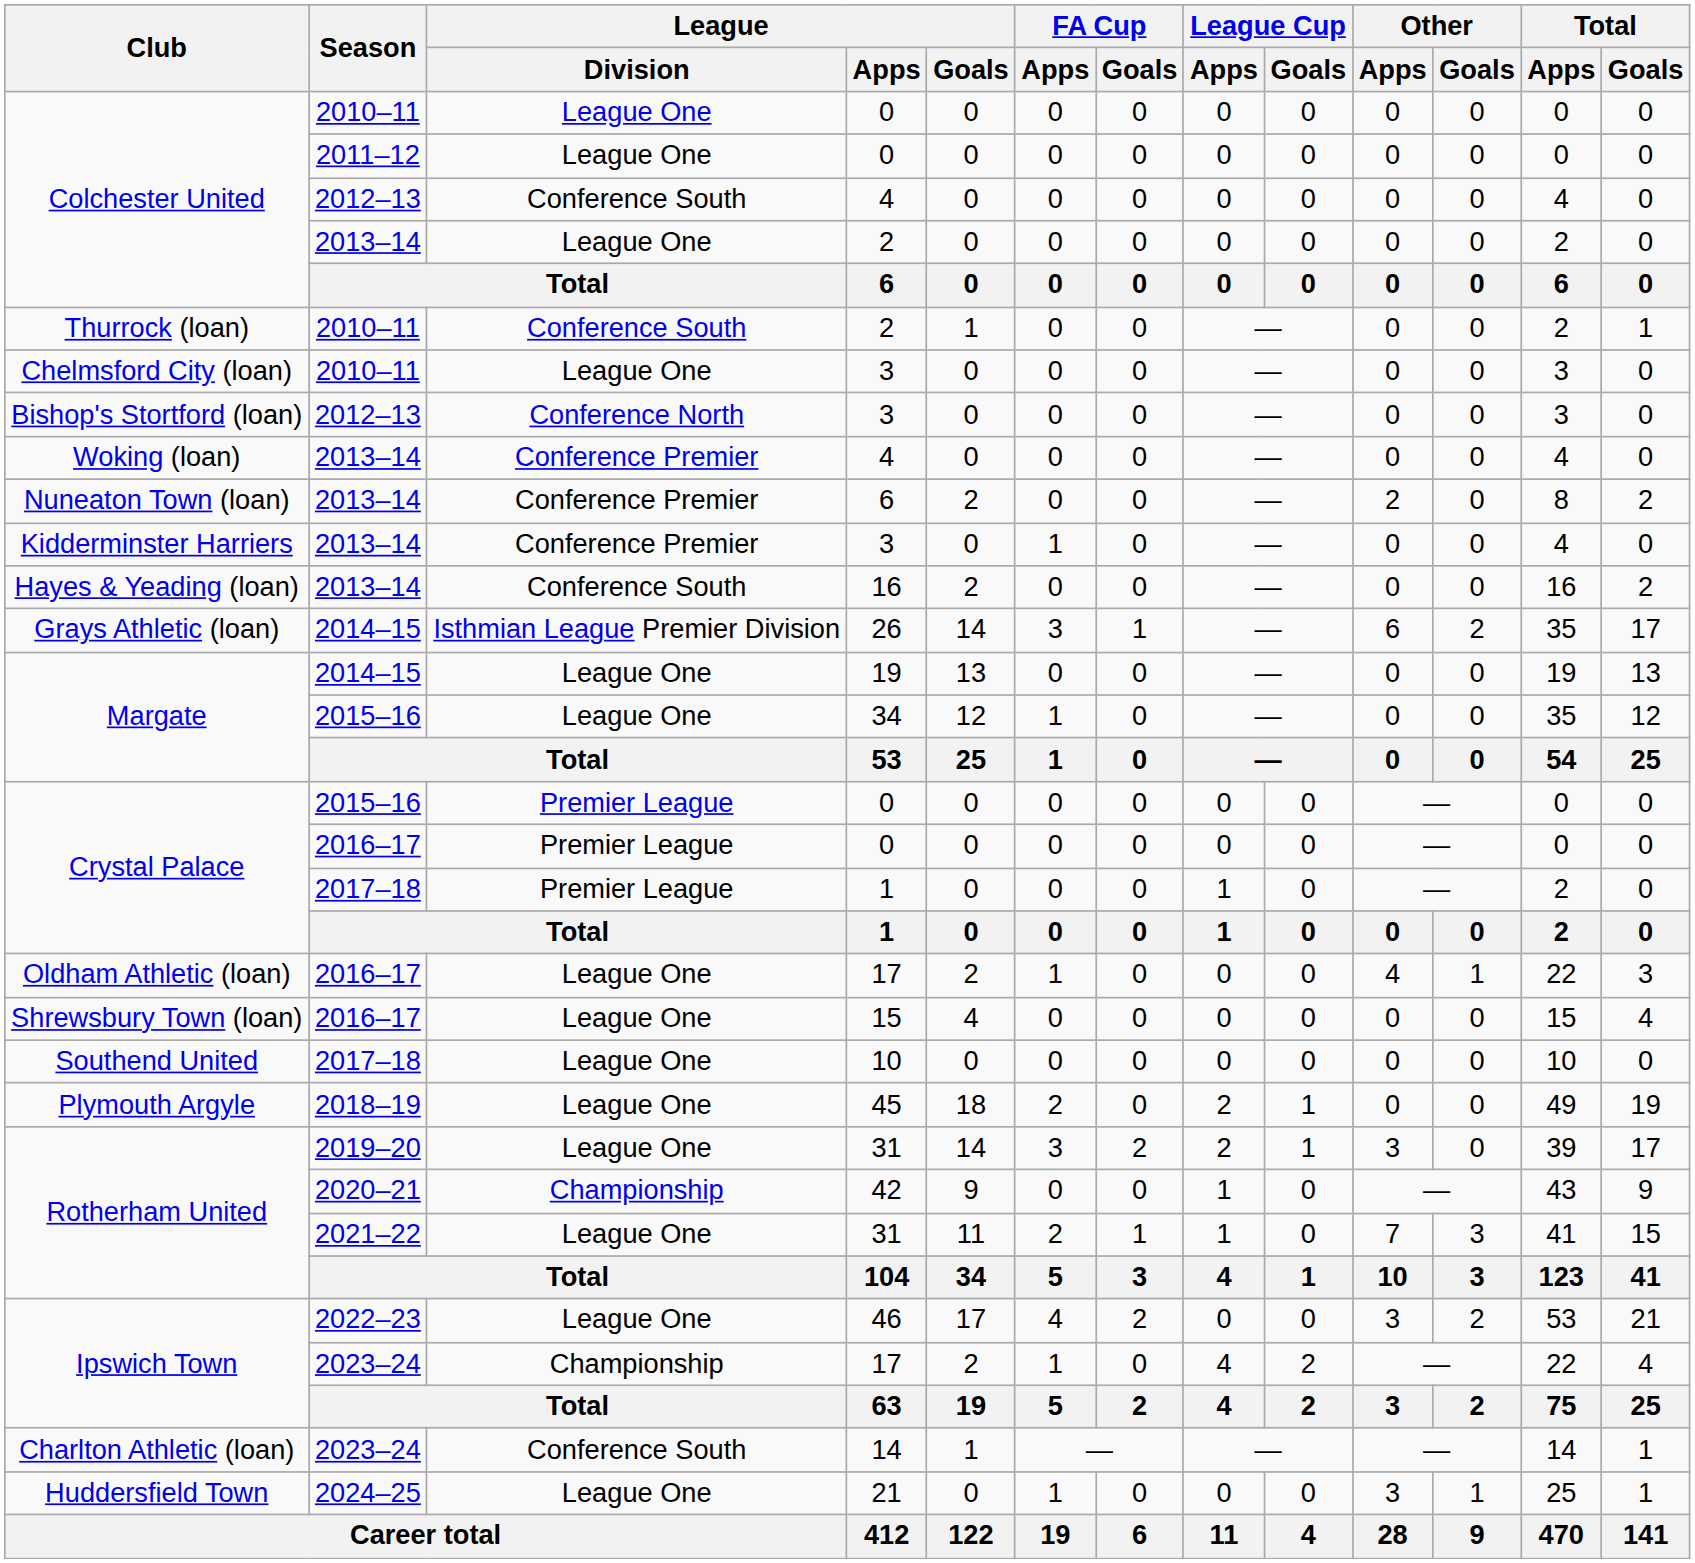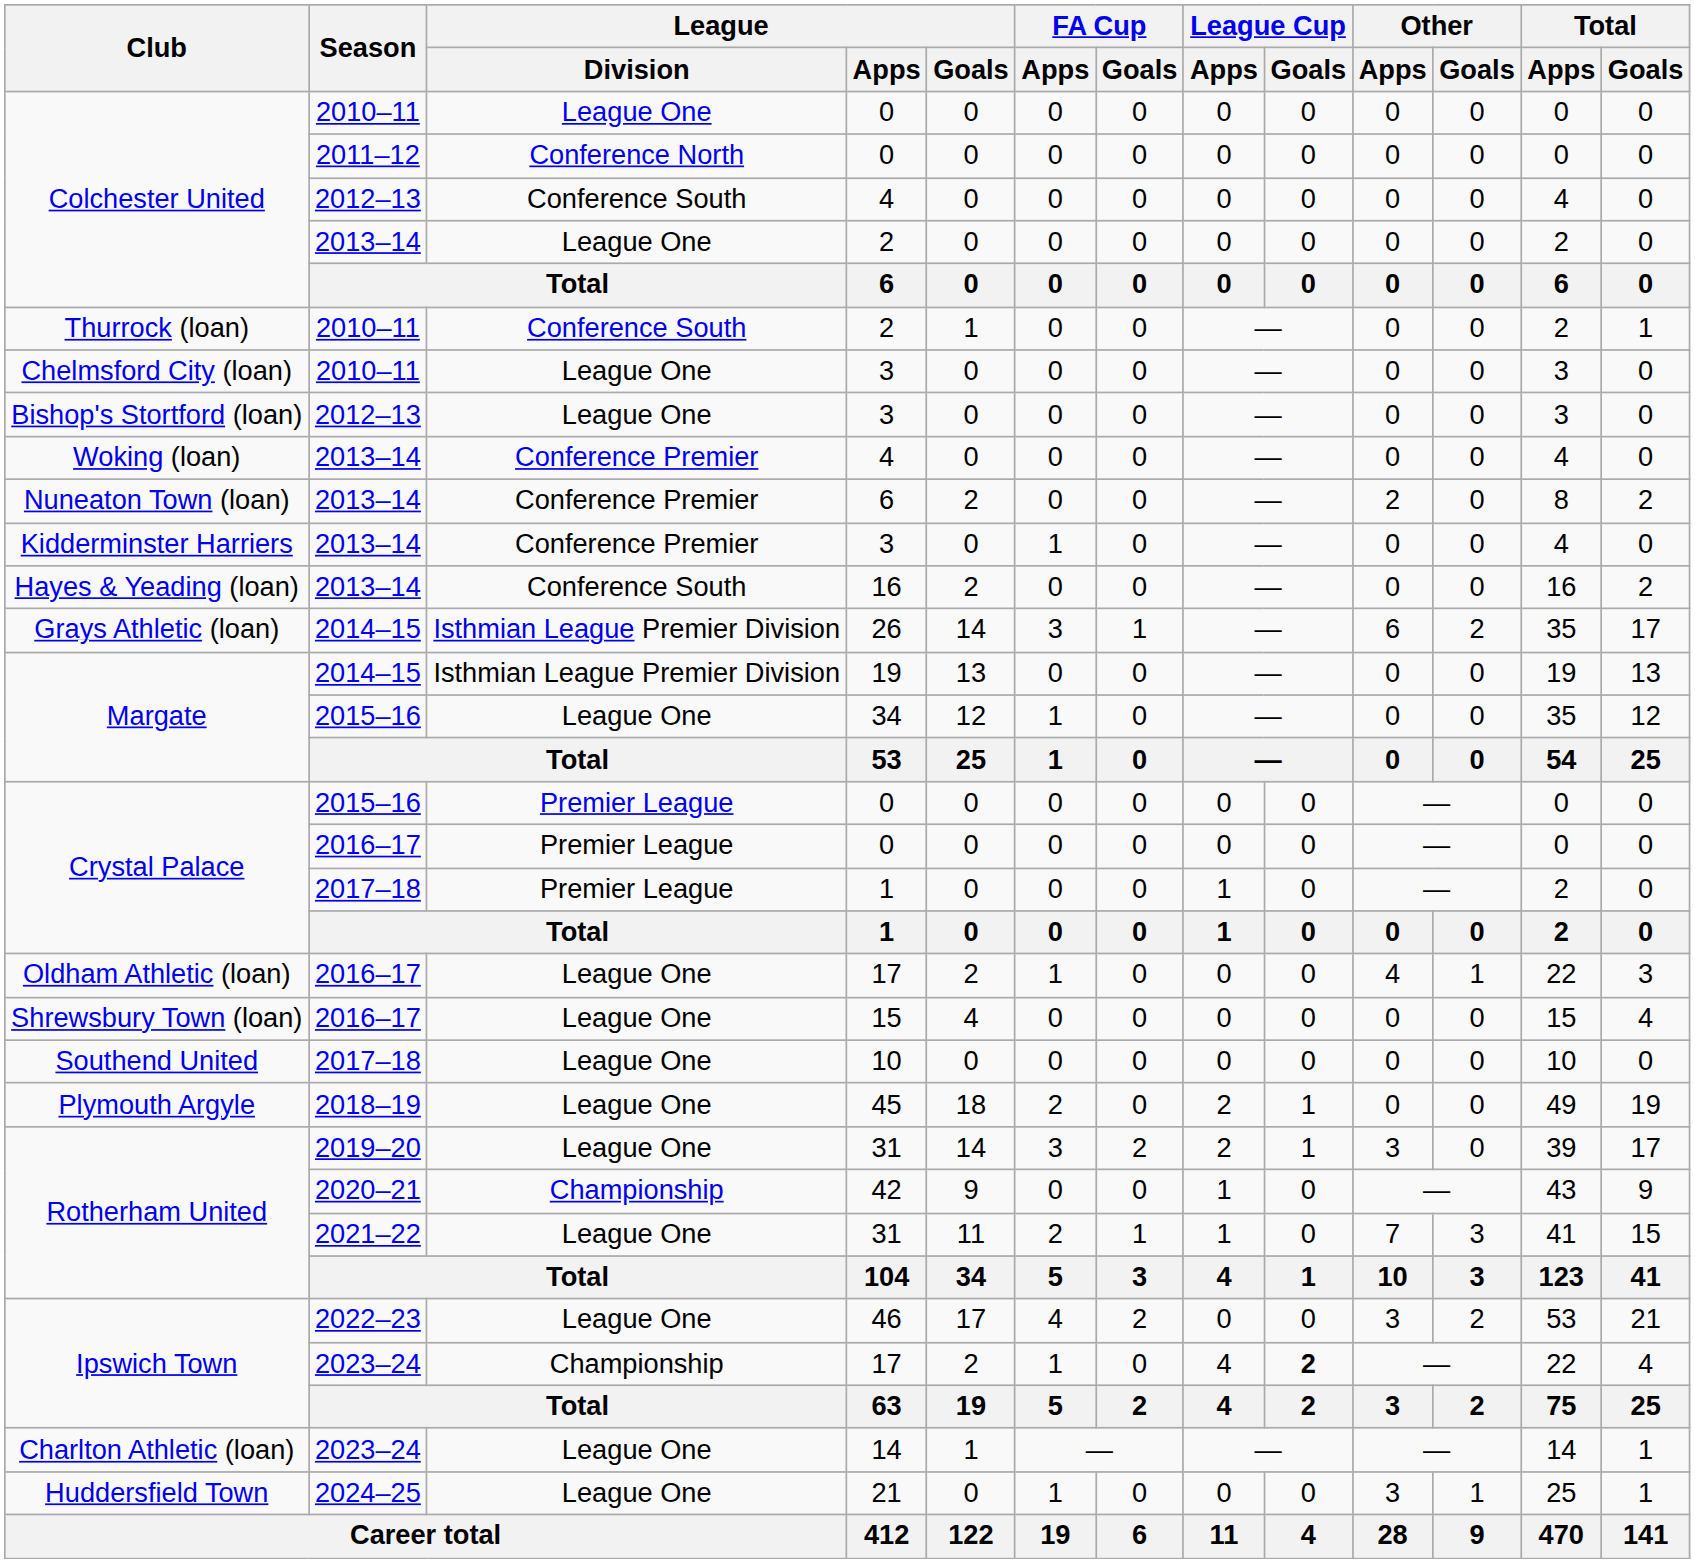(637, 155) League One -> (637, 155) Conference North
(637, 414) Conference North -> (637, 414) League One
(637, 673) League One -> (637, 673) Isthmian League Premier Division
(1308, 1363) normal -> (1308, 1363) bold
(637, 1449) Conference South -> (637, 1449) League One
